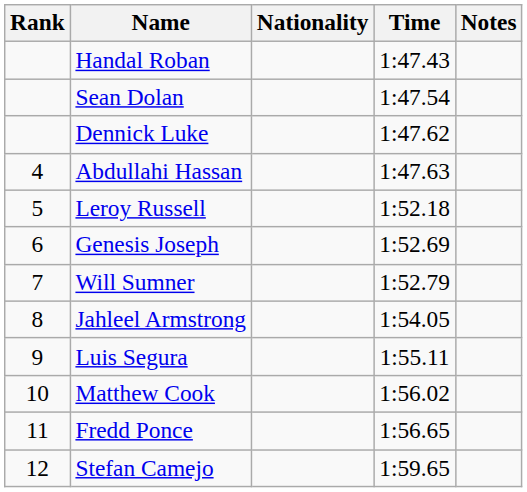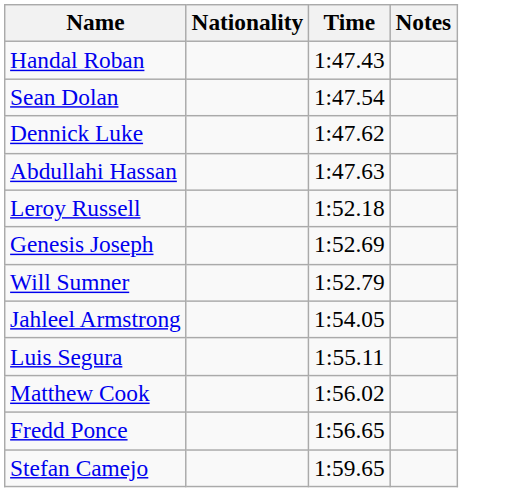- column: (37, 23)
